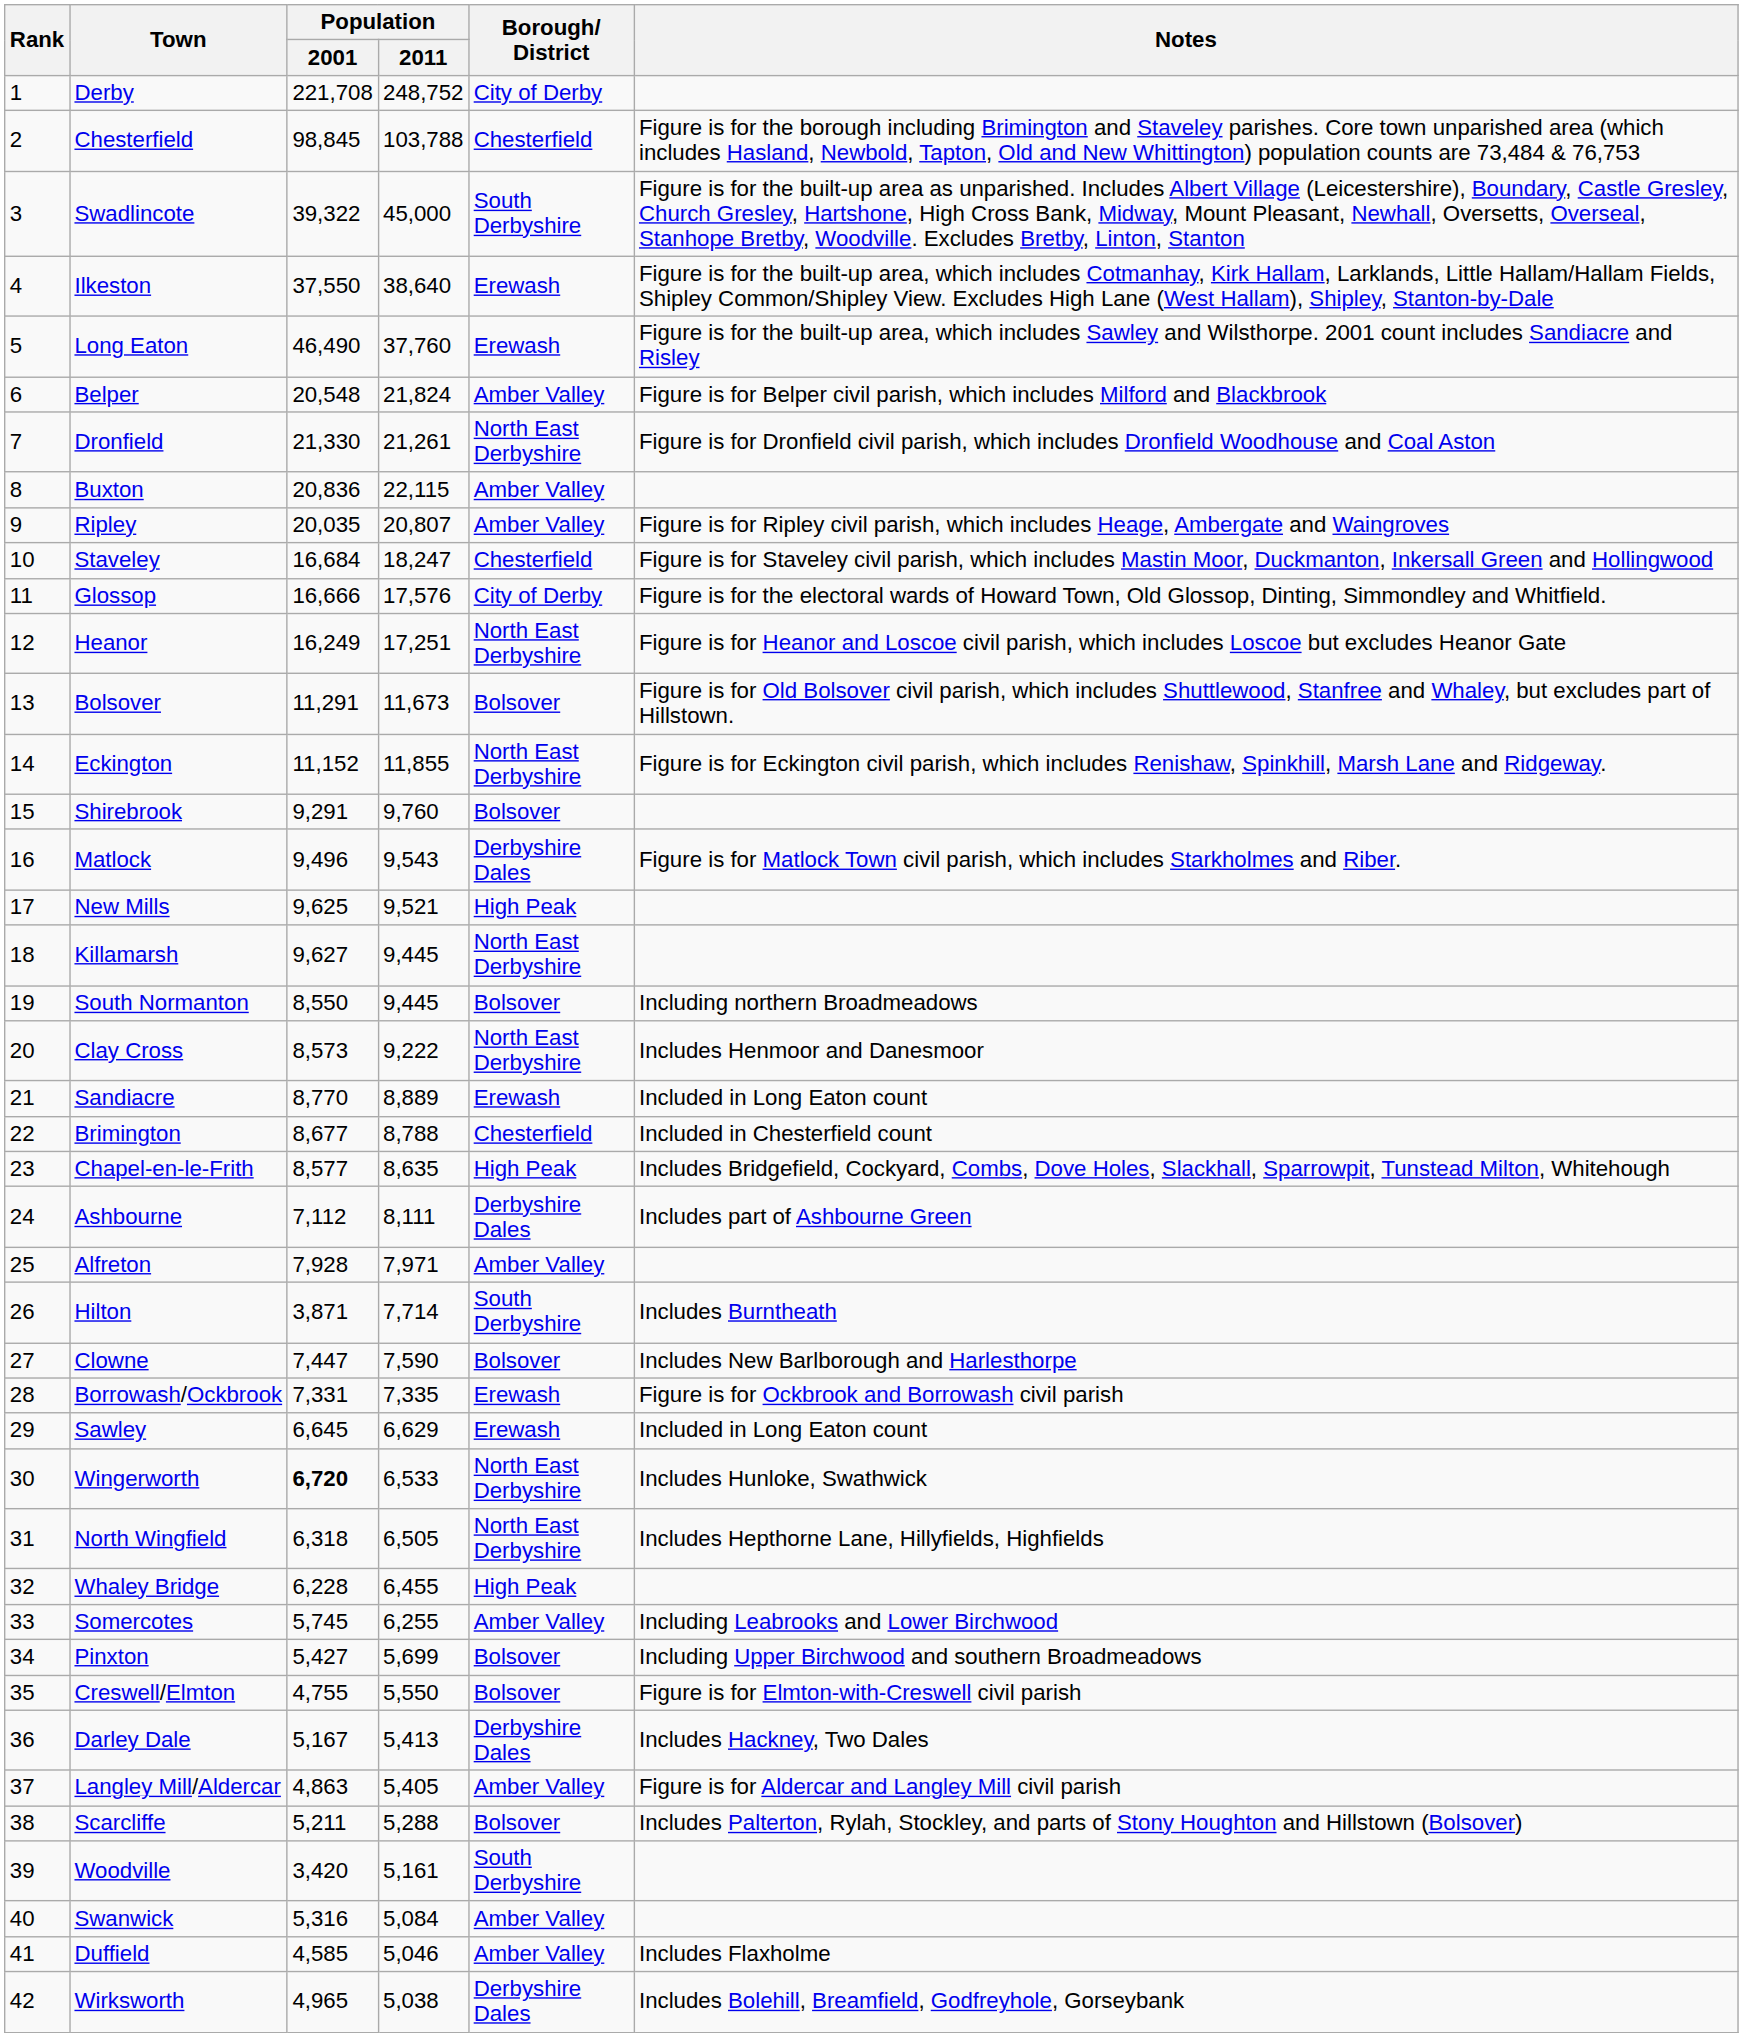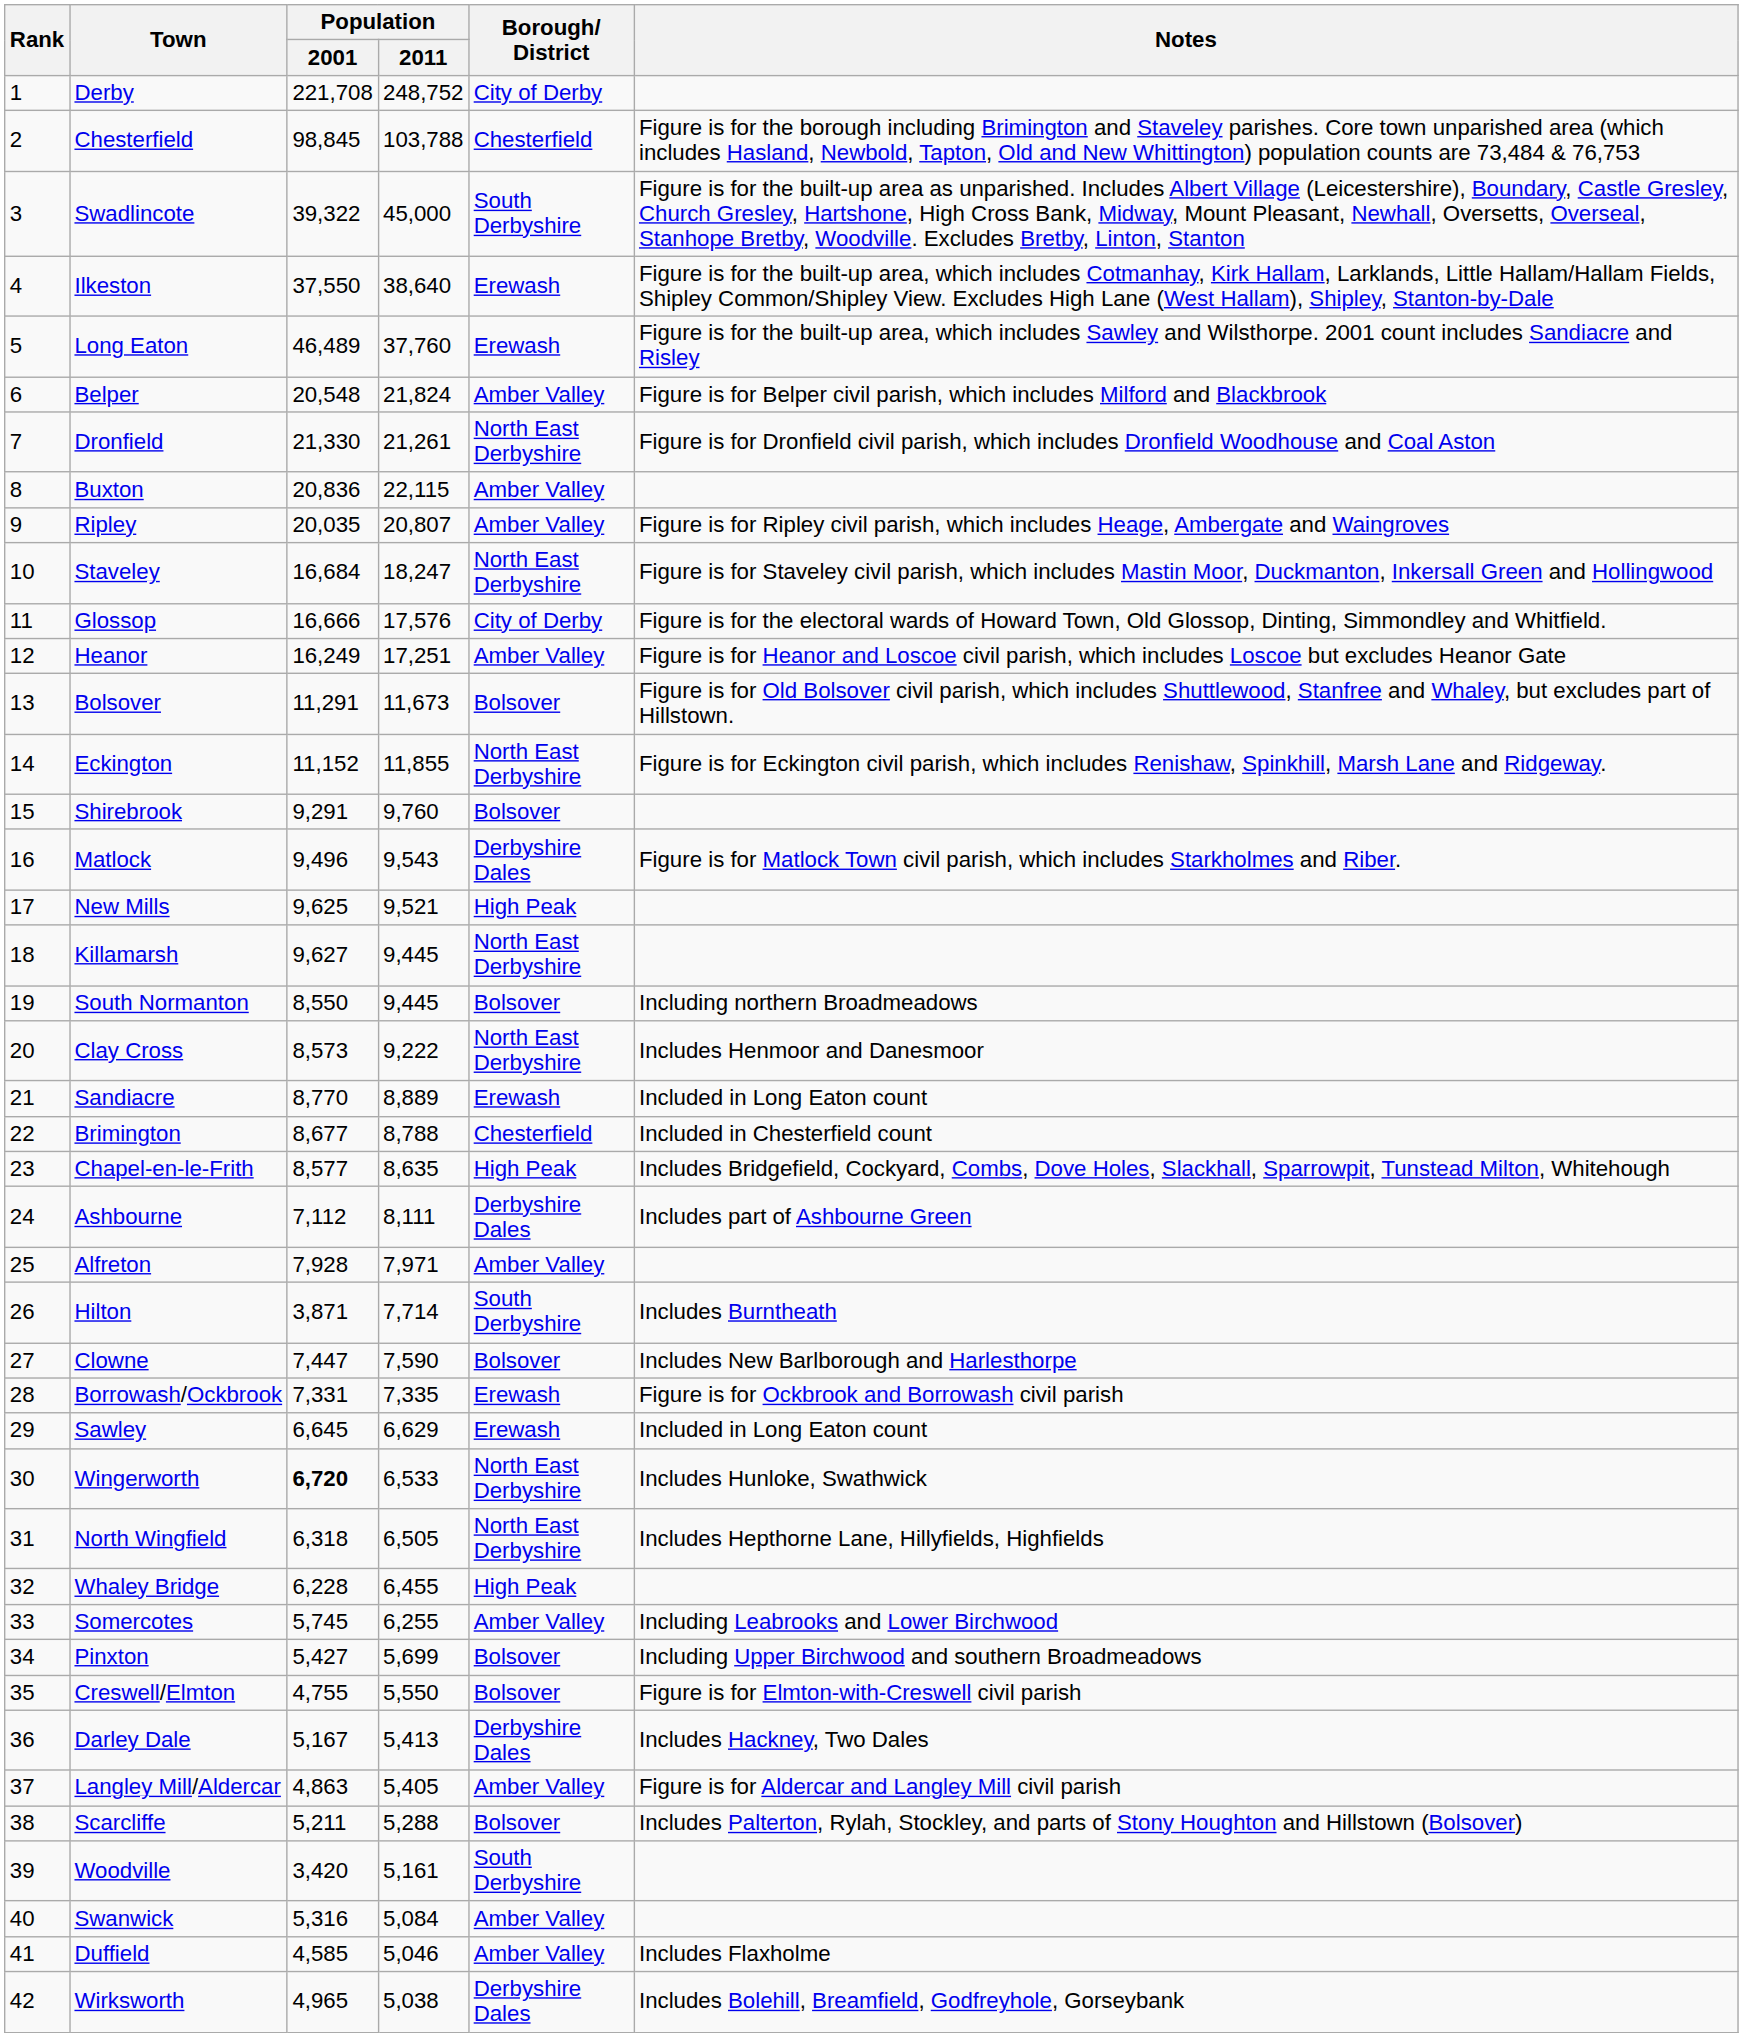(326, 346) 46,490 -> (326, 346) 46,489
(533, 560) Chesterfield -> (527, 572) North East Derbyshire
(527, 643) North East Derbyshire -> (539, 655) Amber Valley
